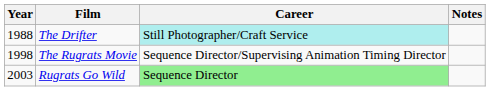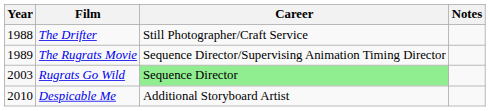(225, 34) paleturquoise background -> (225, 34) no background
(20, 55) 1998 -> (20, 55) 1989
+ row: (77, 95)
